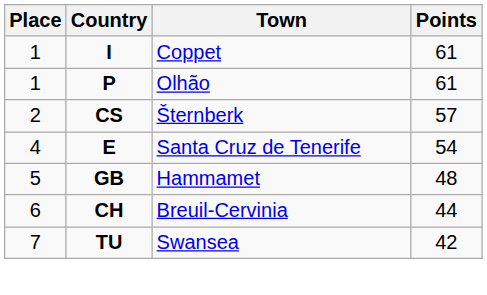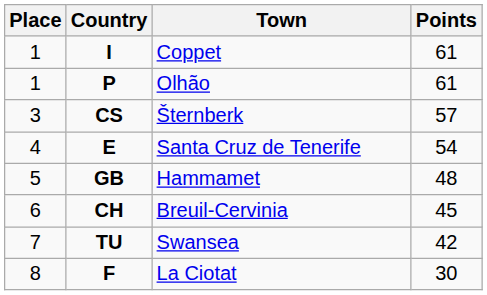(35, 115) 2 -> (35, 115) 3
(446, 210) 44 -> (446, 210) 45
+ row: (109, 274)
